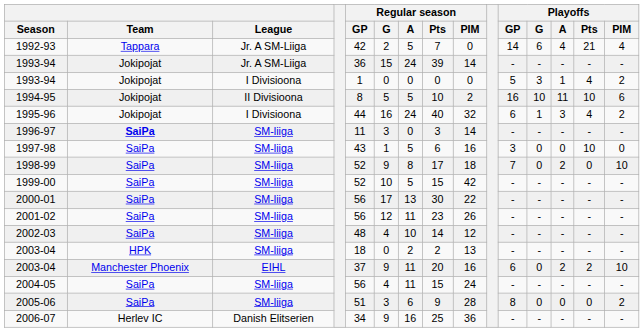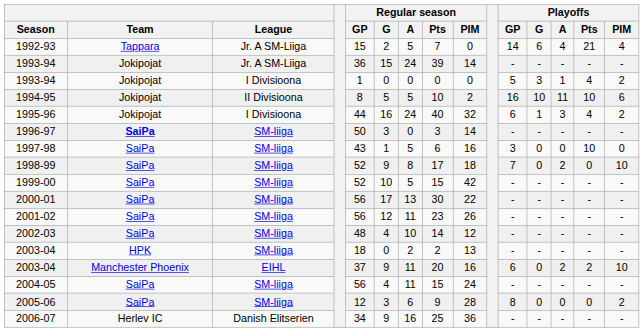(360, 47) 42 -> (360, 47) 15
(360, 132) 11 -> (360, 132) 50
(360, 302) 51 -> (360, 302) 12
